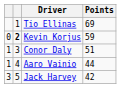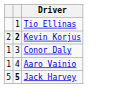- column: (99, 11)
(9, 38) 0 -> (9, 38) 2
(9, 77) 3 -> (9, 77) 5
(17, 77) normal -> (17, 77) bold
